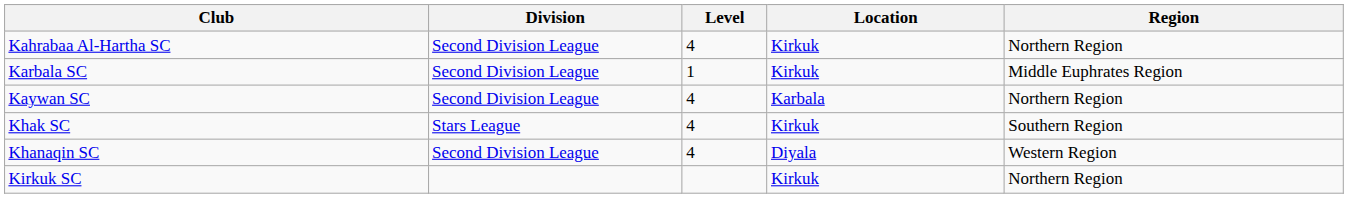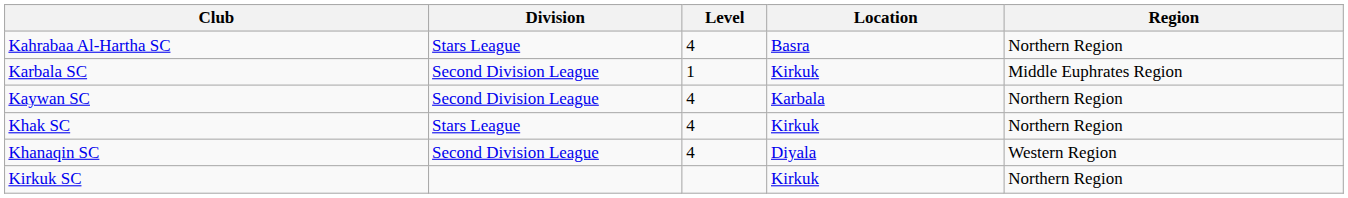(515, 44) Second Division League -> (476, 44) Stars League
(795, 44) Kirkuk -> (790, 44) Basra
(1065, 125) Southern Region -> (1065, 125) Northern Region
